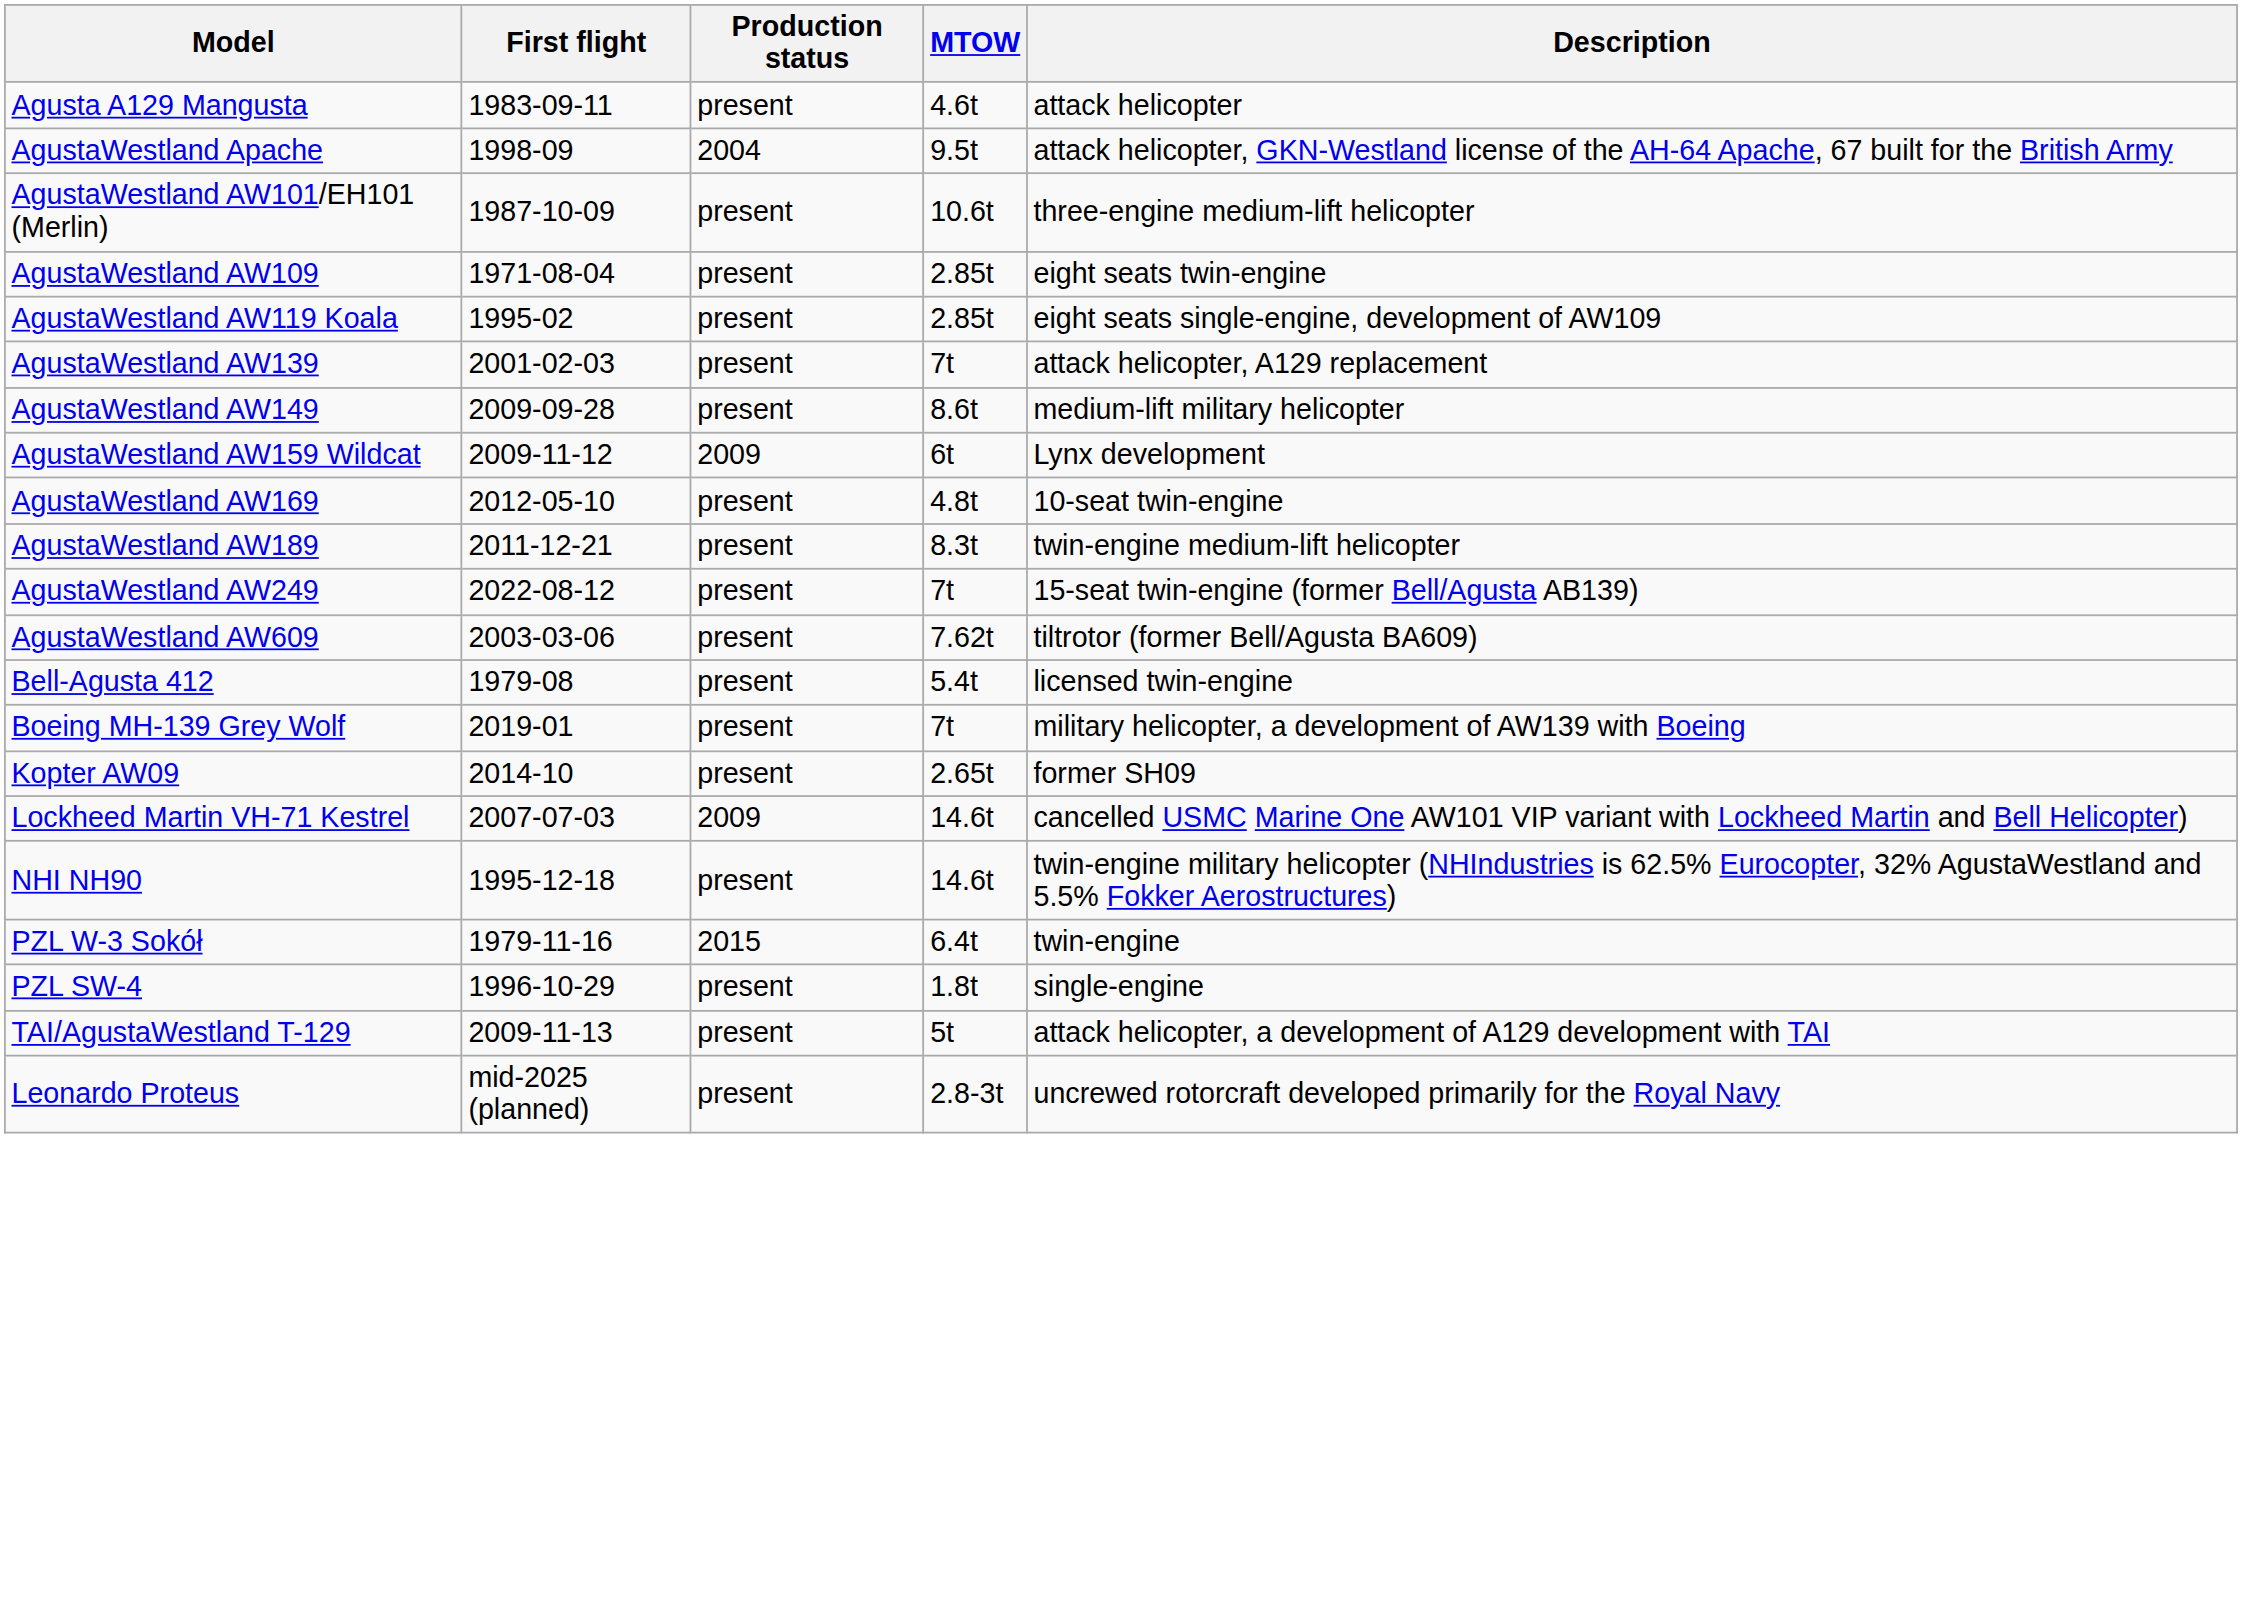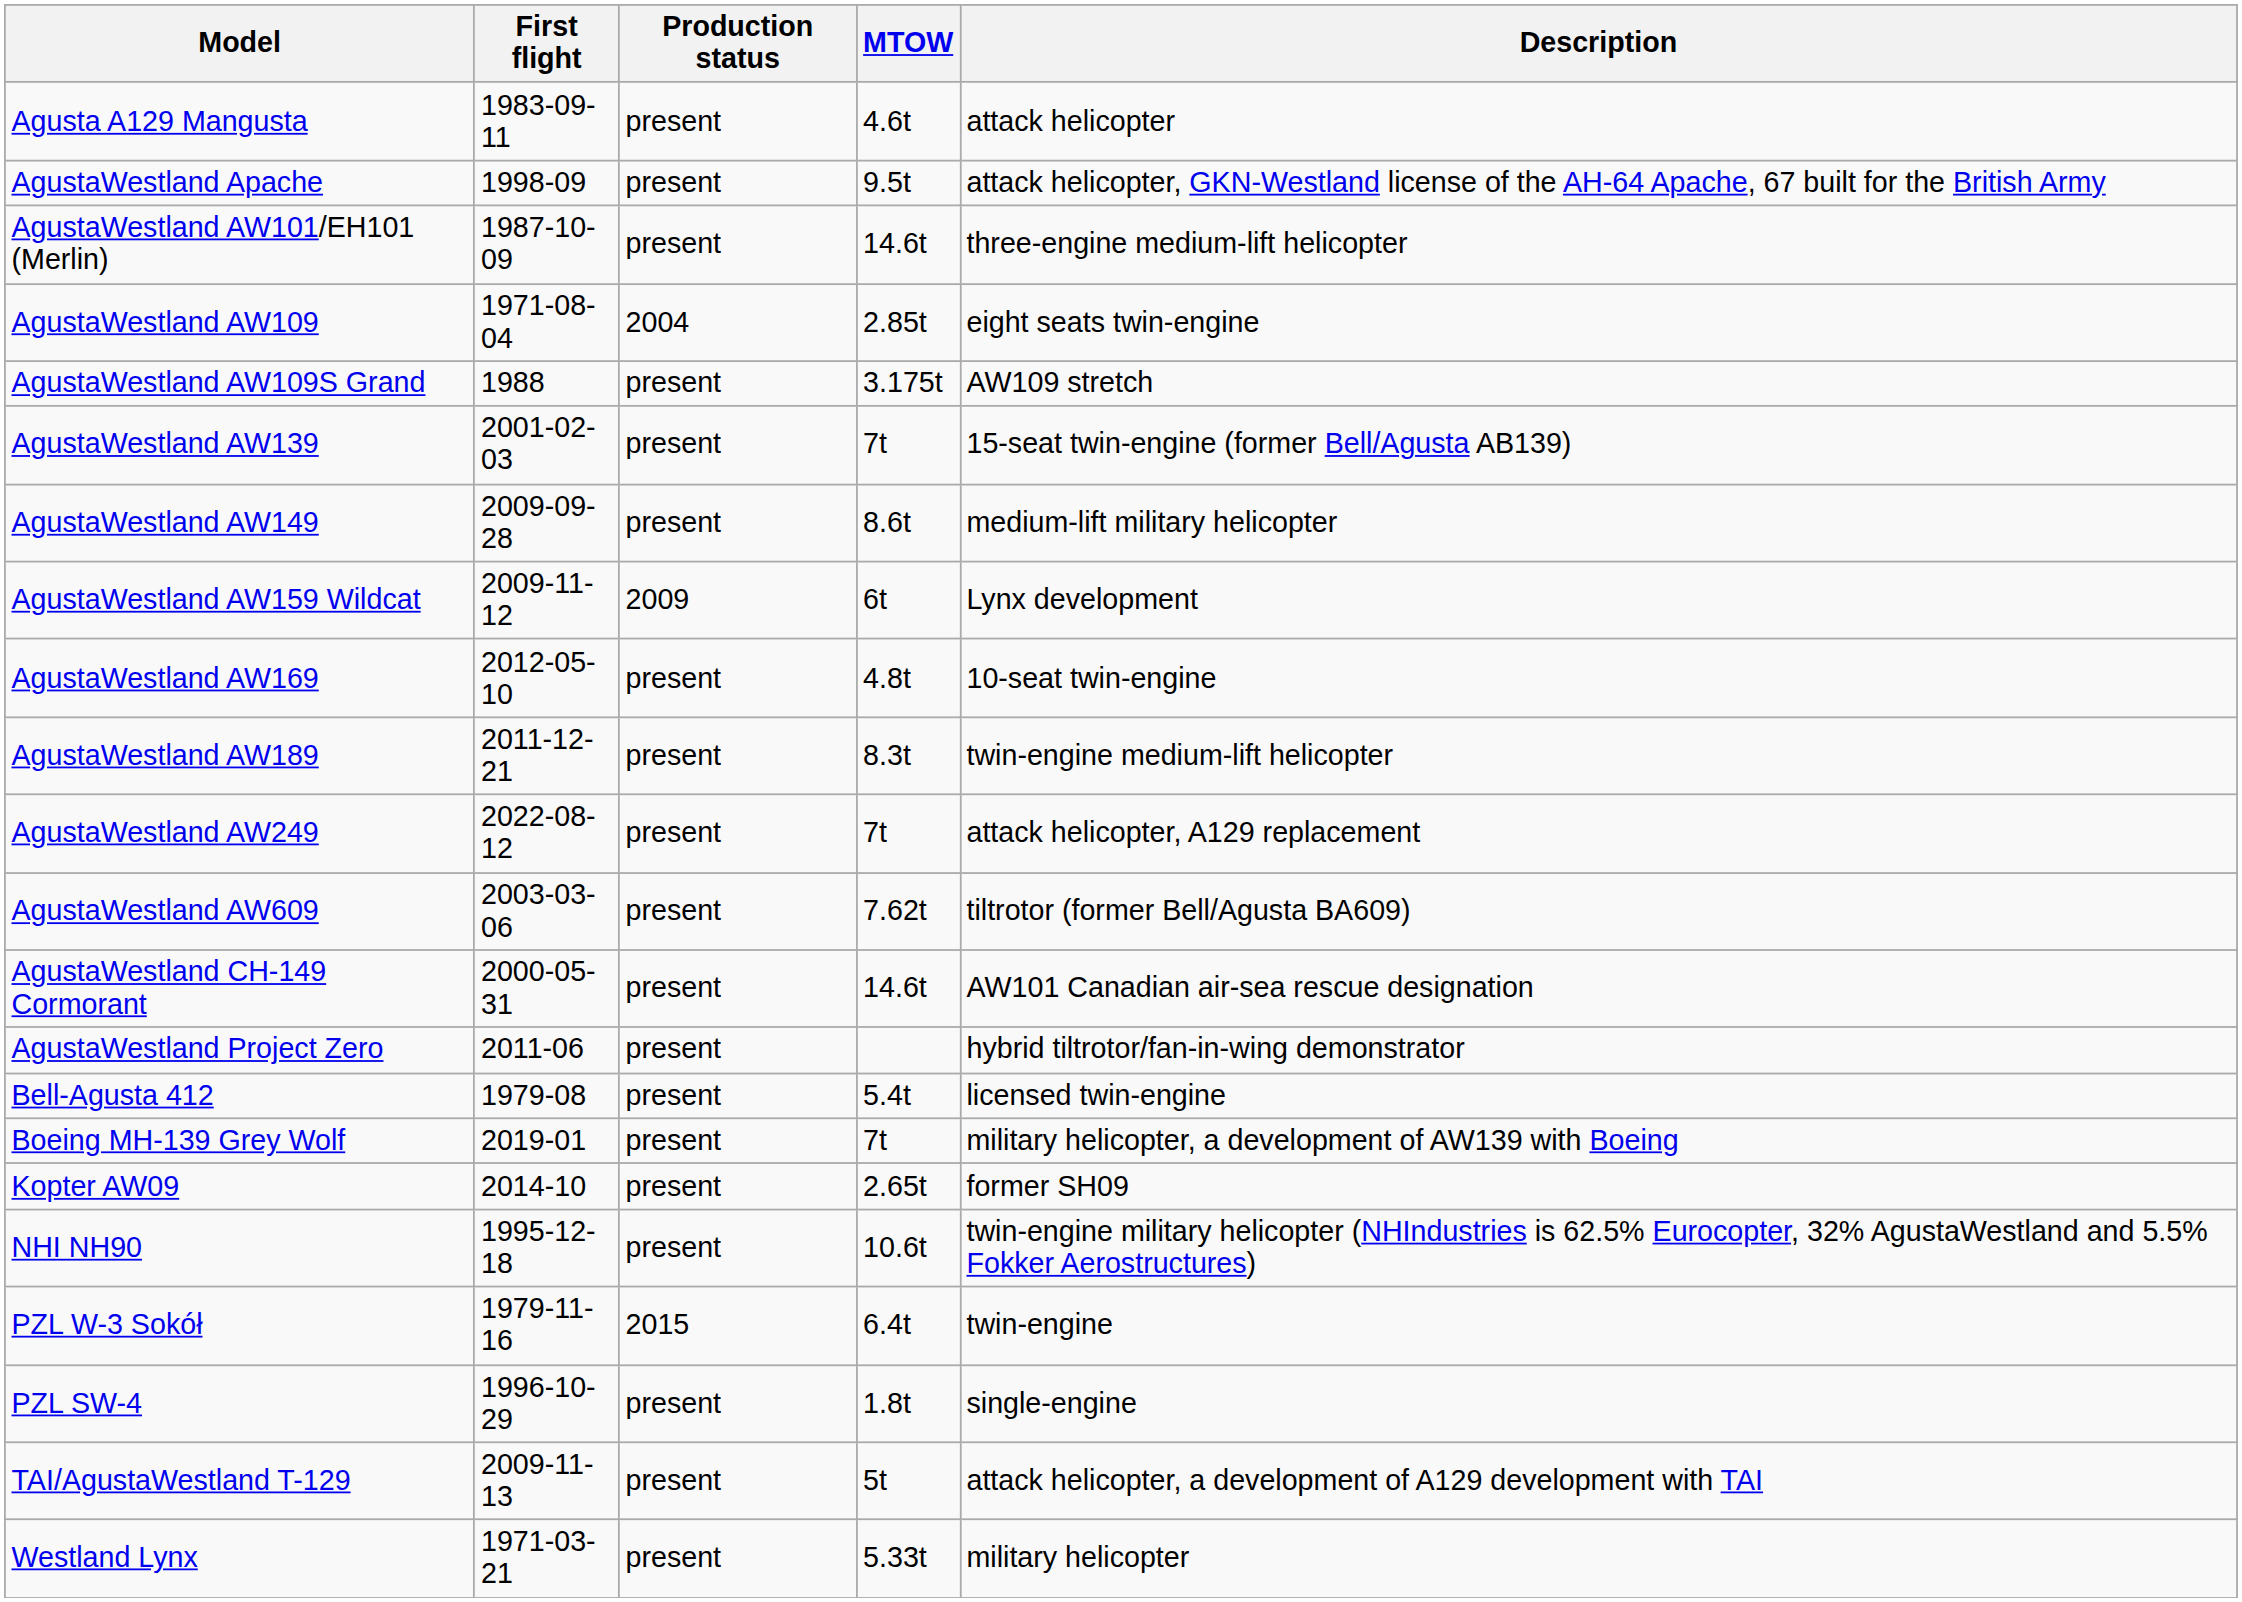(729, 150) 2004 -> (673, 182) present
(962, 211) 10.6t -> (895, 244) 14.6t
(745, 273) present -> (657, 321) 2004
+ row: (218, 383)
- row: (205, 318)
(1260, 364) attack helicopter, A129 replacement -> (1269, 444) 15-seat twin-engine (former Bell/Agusta AB139)
(1336, 591) 15-seat twin-engine (former Bell/Agusta AB139) -> (1193, 832) attack helicopter, A129 replacement
+ row: (169, 988)
+ row: (197, 1049)
- row: (210, 818)
(962, 879) 14.6t -> (895, 1247) 10.6t
+ row: (105, 1558)
- row: (125, 1093)
